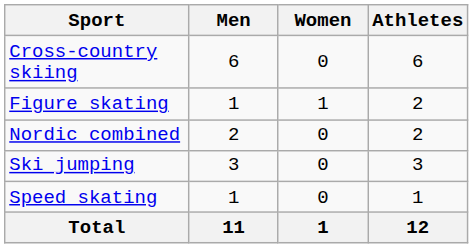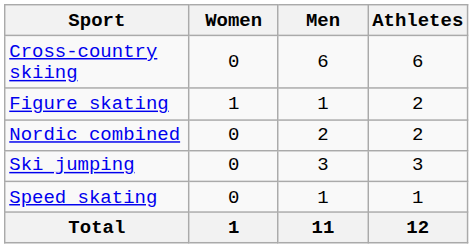columns swapped: (234, 20) <-> (323, 20)
